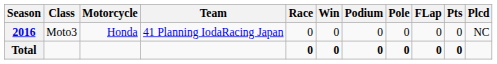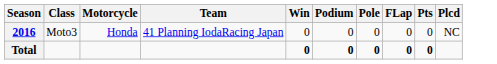- column: (301, 13)
